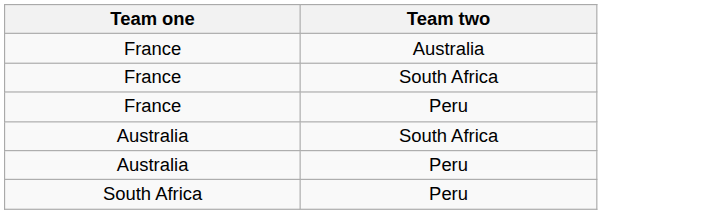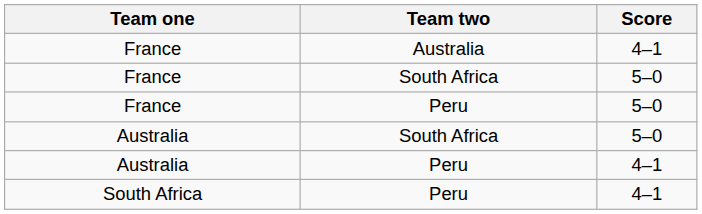+ column: (647, 19)
